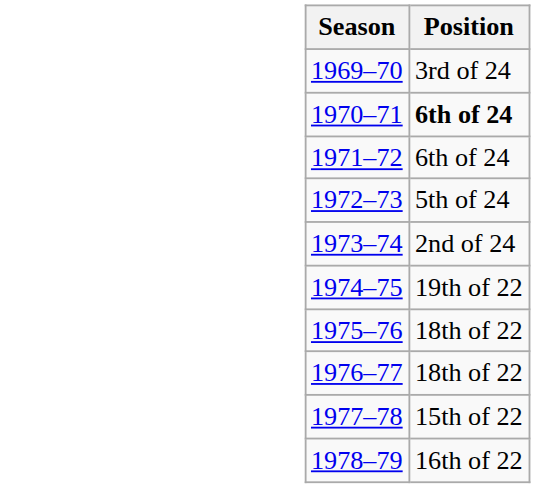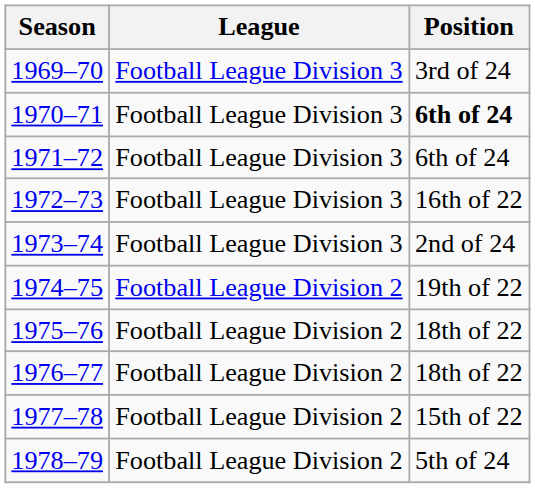+ column: (259, 27)
(462, 200) 5th of 24 -> (469, 200) 16th of 22
(469, 459) 16th of 22 -> (462, 459) 5th of 24
